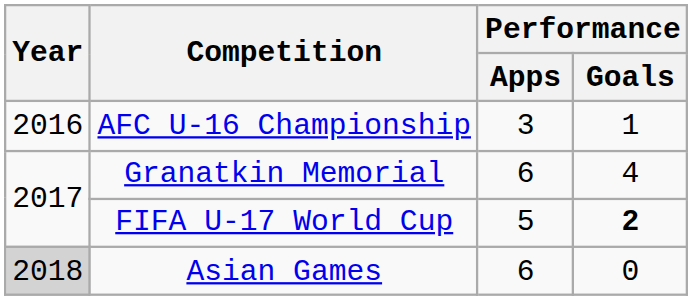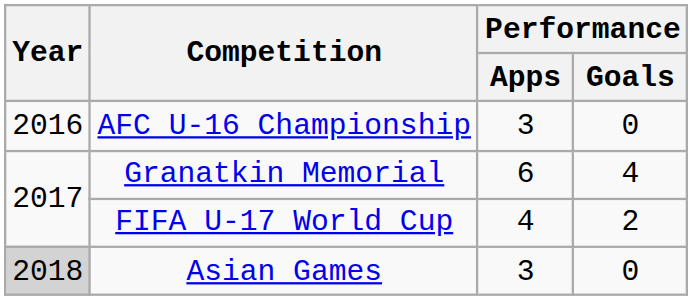(630, 126) 1 -> (630, 126) 0
(526, 223) 5 -> (526, 223) 4
(630, 223) bold -> (630, 223) normal
(526, 271) 6 -> (526, 271) 3
